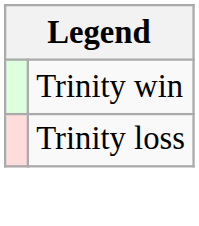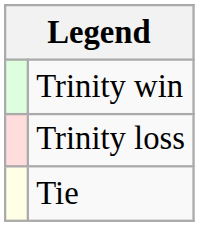+ row: (58, 193)
